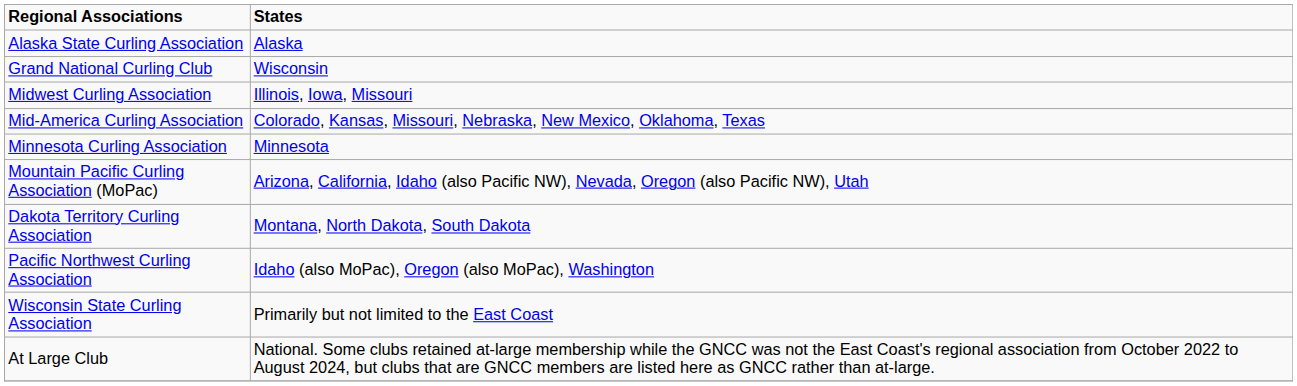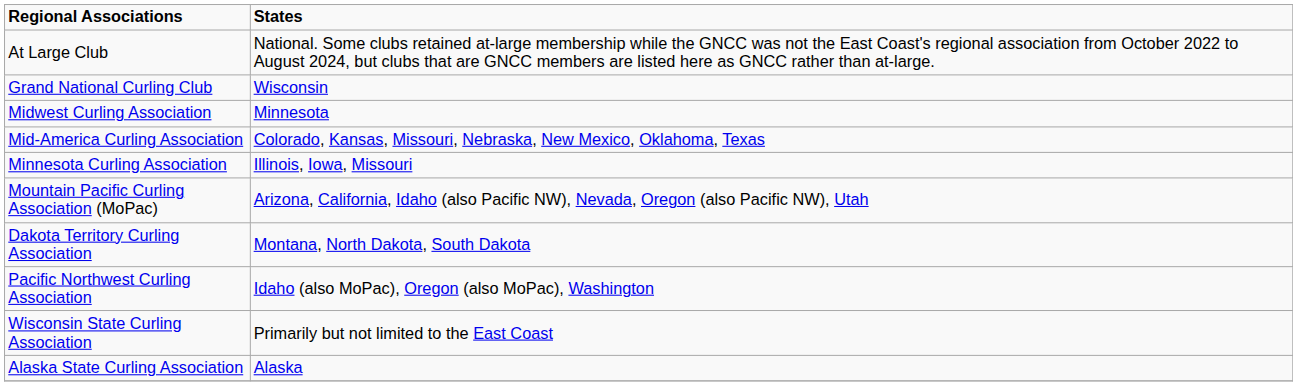rows swapped: (126, 43) <-> (58, 358)
(333, 95) Illinois, Iowa, Missouri -> (291, 113) Minnesota
(291, 146) Minnesota -> (333, 165) Illinois, Iowa, Missouri
